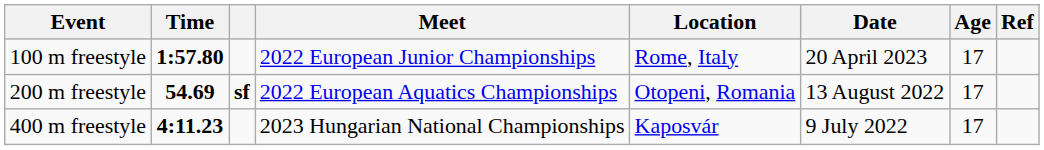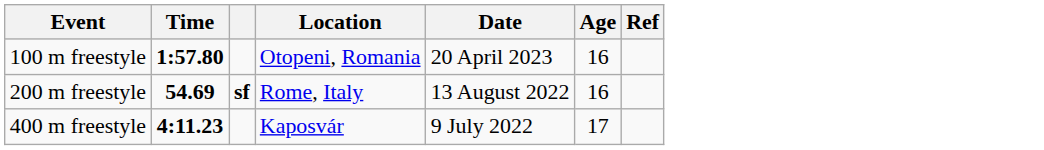- column: (442, 21)
(686, 56) Rome, Italy -> (340, 56) Otopeni, Romania
(973, 56) 17 -> (598, 56) 16
(715, 91) Otopeni, Romania -> (312, 91) Rome, Italy
(973, 91) 17 -> (598, 91) 16
